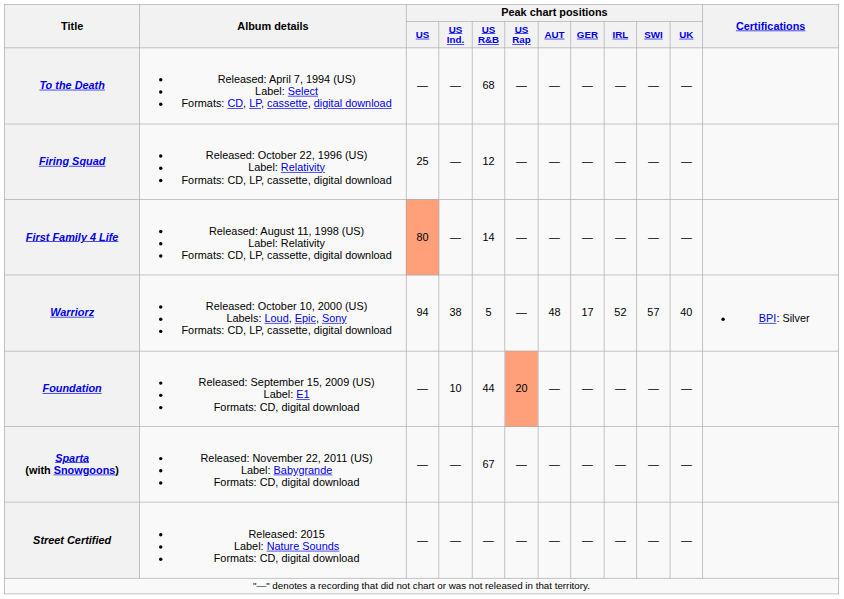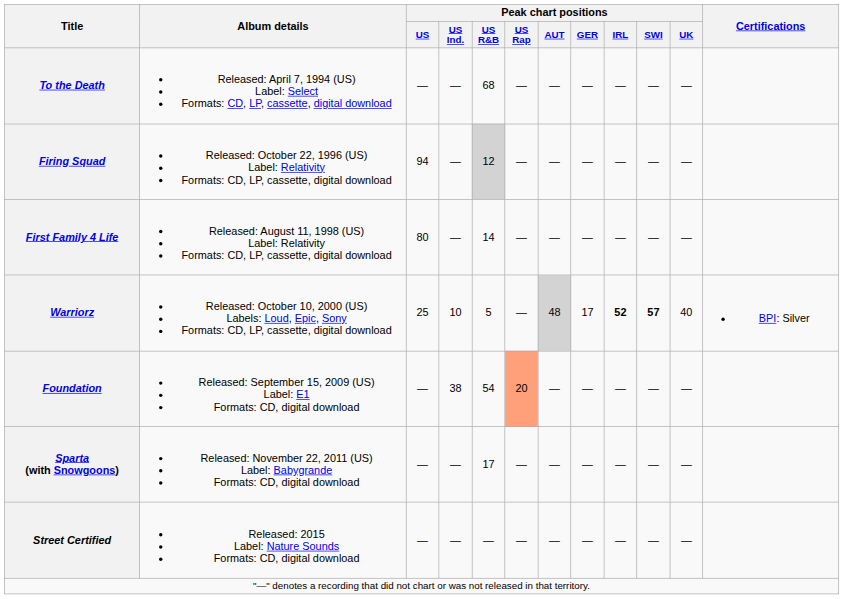(423, 161) 25 -> (423, 161) 94
(488, 161) no background -> (488, 161) lightgrey background
(423, 237) lightsalmon background -> (423, 237) no background
(423, 313) 94 -> (423, 313) 25
(456, 313) 38 -> (456, 313) 10
(554, 313) no background -> (554, 313) lightgrey background
(620, 313) normal -> (620, 313) bold
(653, 313) normal -> (653, 313) bold
(456, 388) 10 -> (456, 388) 38
(488, 388) 44 -> (488, 388) 54
(488, 464) 67 -> (488, 464) 17
